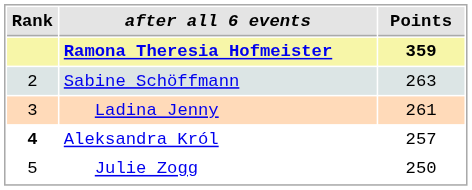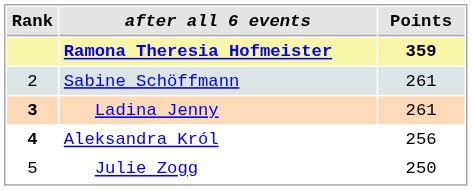(421, 81) 263 -> (421, 81) 261
(32, 110) normal -> (32, 110) bold
(421, 140) 257 -> (421, 140) 256
